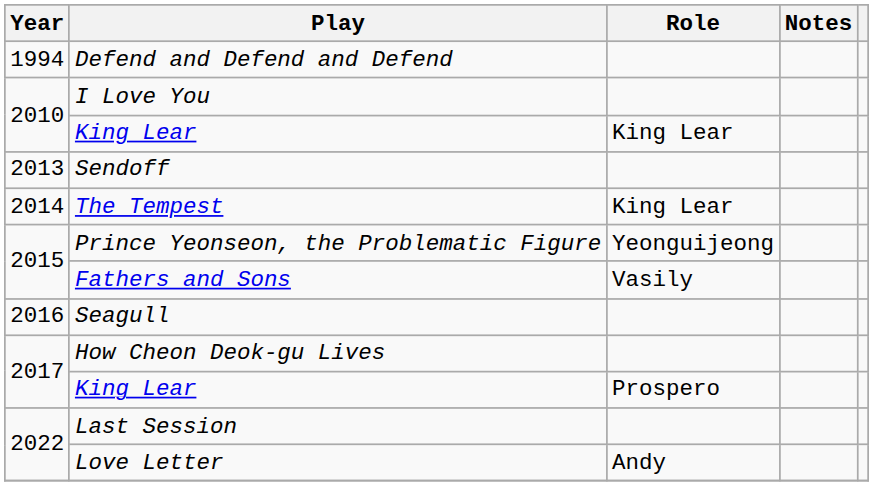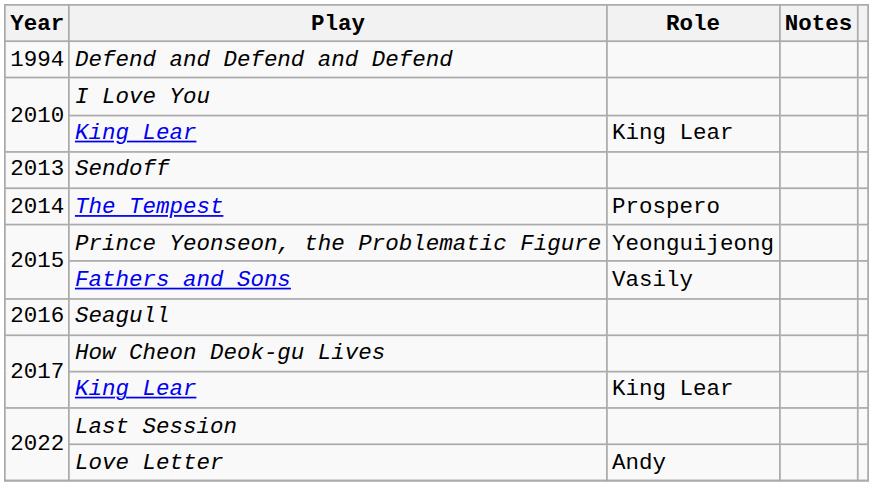(673, 206) King Lear -> (666, 206) Prospero
(666, 390) Prospero -> (673, 390) King Lear
